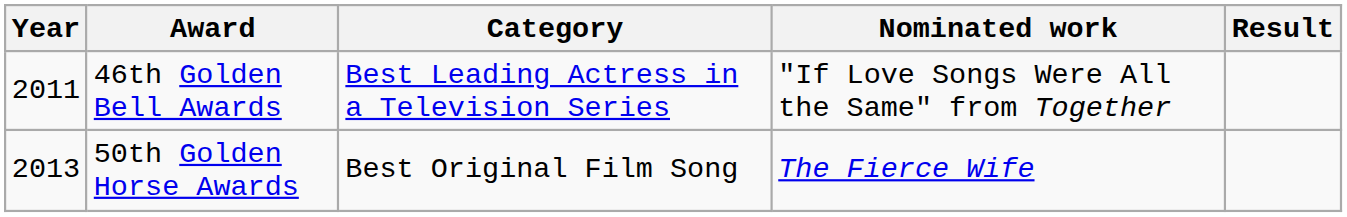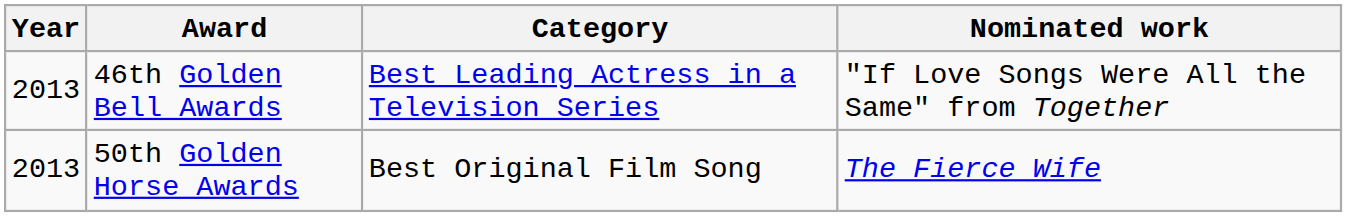- column: (1283, 28)
(46, 91) 2011 -> (46, 91) 2013
